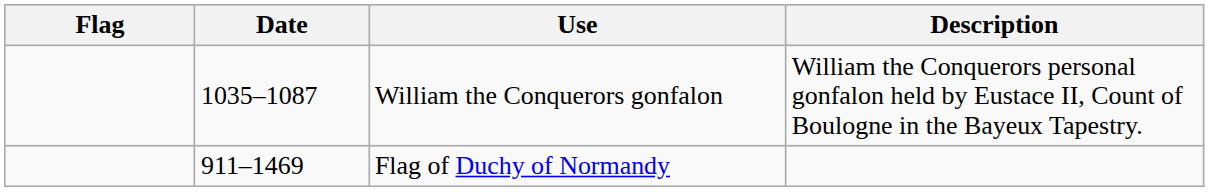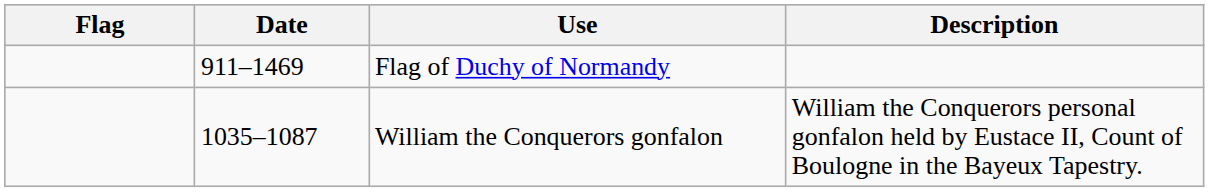rows swapped: (522, 165) <-> (549, 95)
